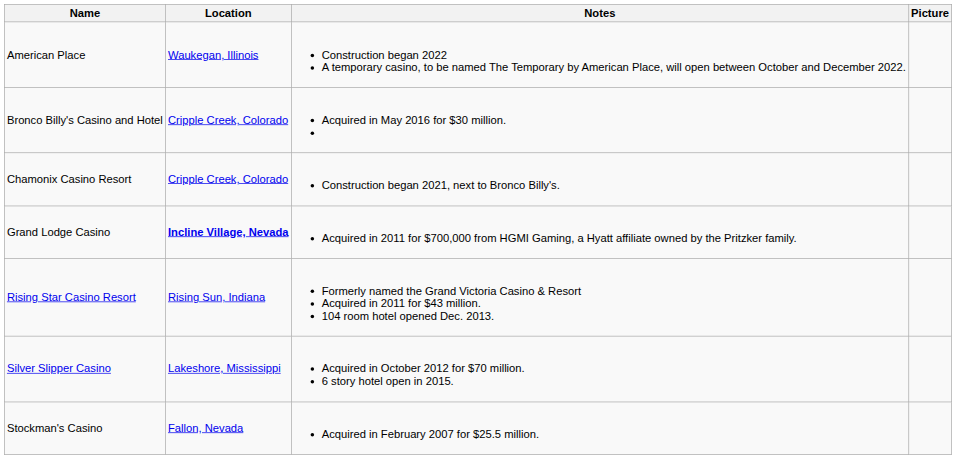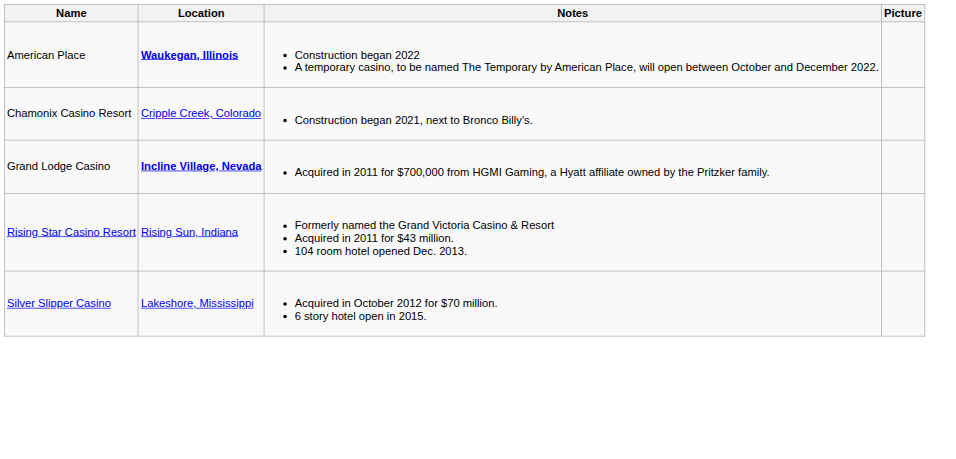(213, 54) normal -> (190, 54) bold
- row: (85, 120)
- row: (55, 428)
